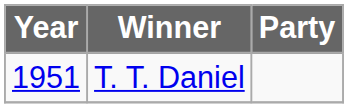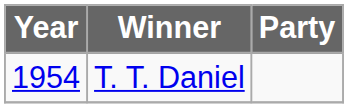(46, 77) 1951 -> (46, 77) 1954
